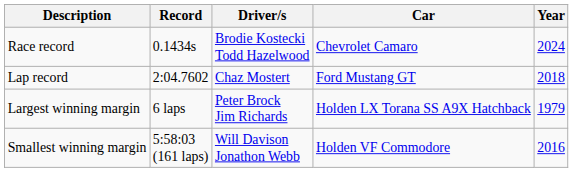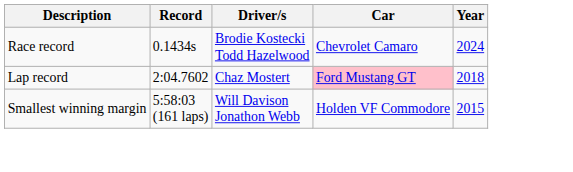(366, 78) no background -> (366, 78) pink background
- row: (74, 109)
(551, 148) 2016 -> (470, 109) 2015
